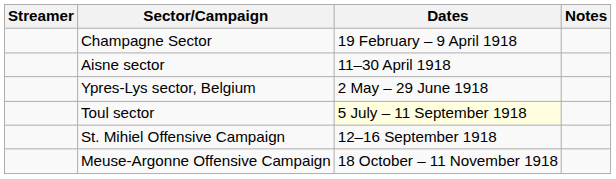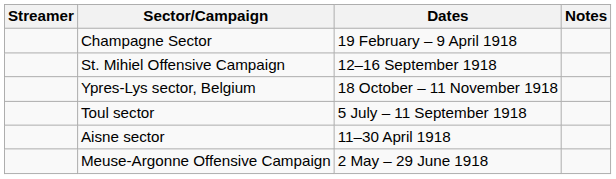rows swapped: (123, 64) <-> (183, 137)
(413, 88) 2 May – 29 June 1918 -> (448, 88) 18 October – 11 November 1918
(432, 112) lightyellow background -> (432, 112) no background
(448, 161) 18 October – 11 November 1918 -> (413, 161) 2 May – 29 June 1918
